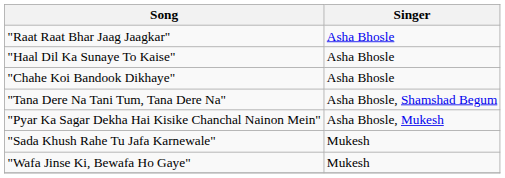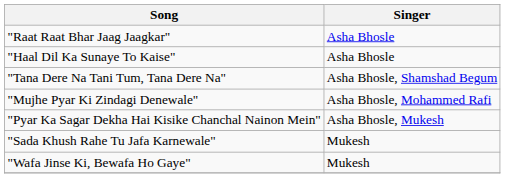- row: (91, 78)
+ row: (103, 99)
